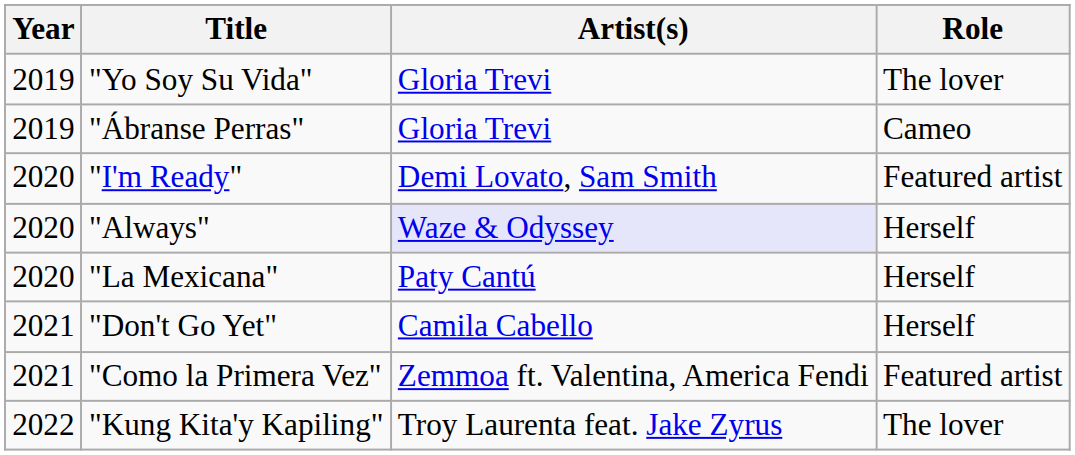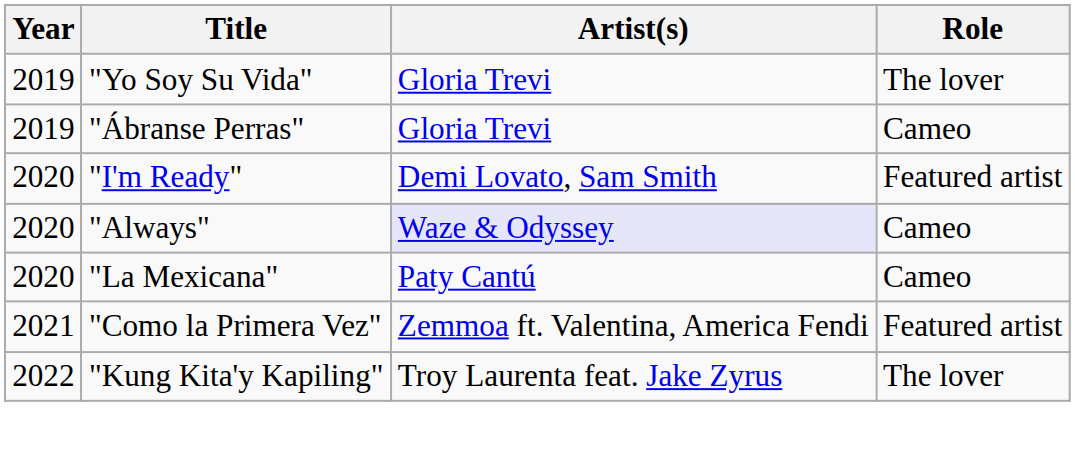(929, 227) Herself -> (927, 227) Cameo
(929, 276) Herself -> (927, 276) Cameo
- row: (183, 326)
